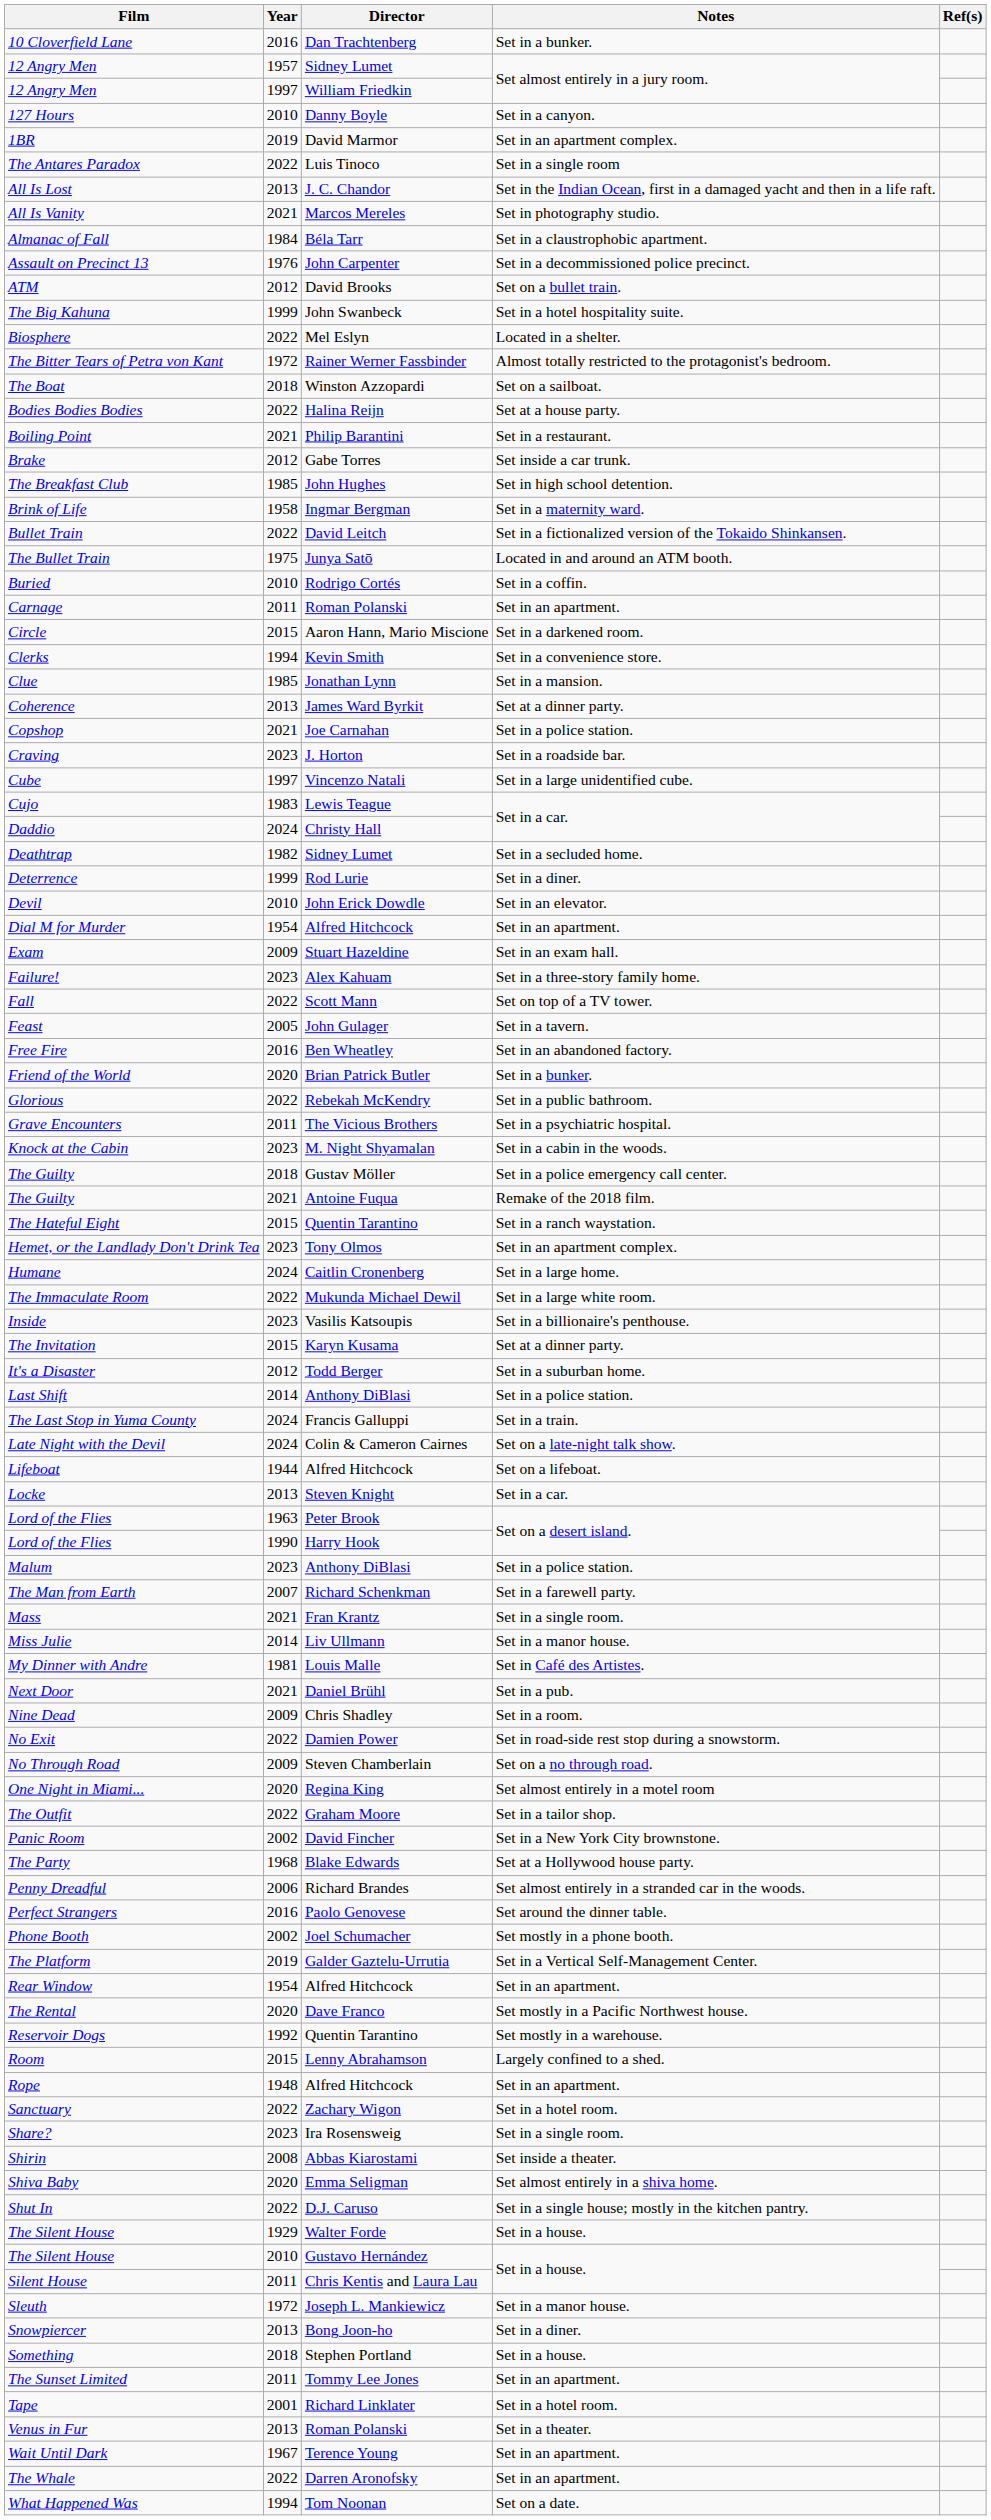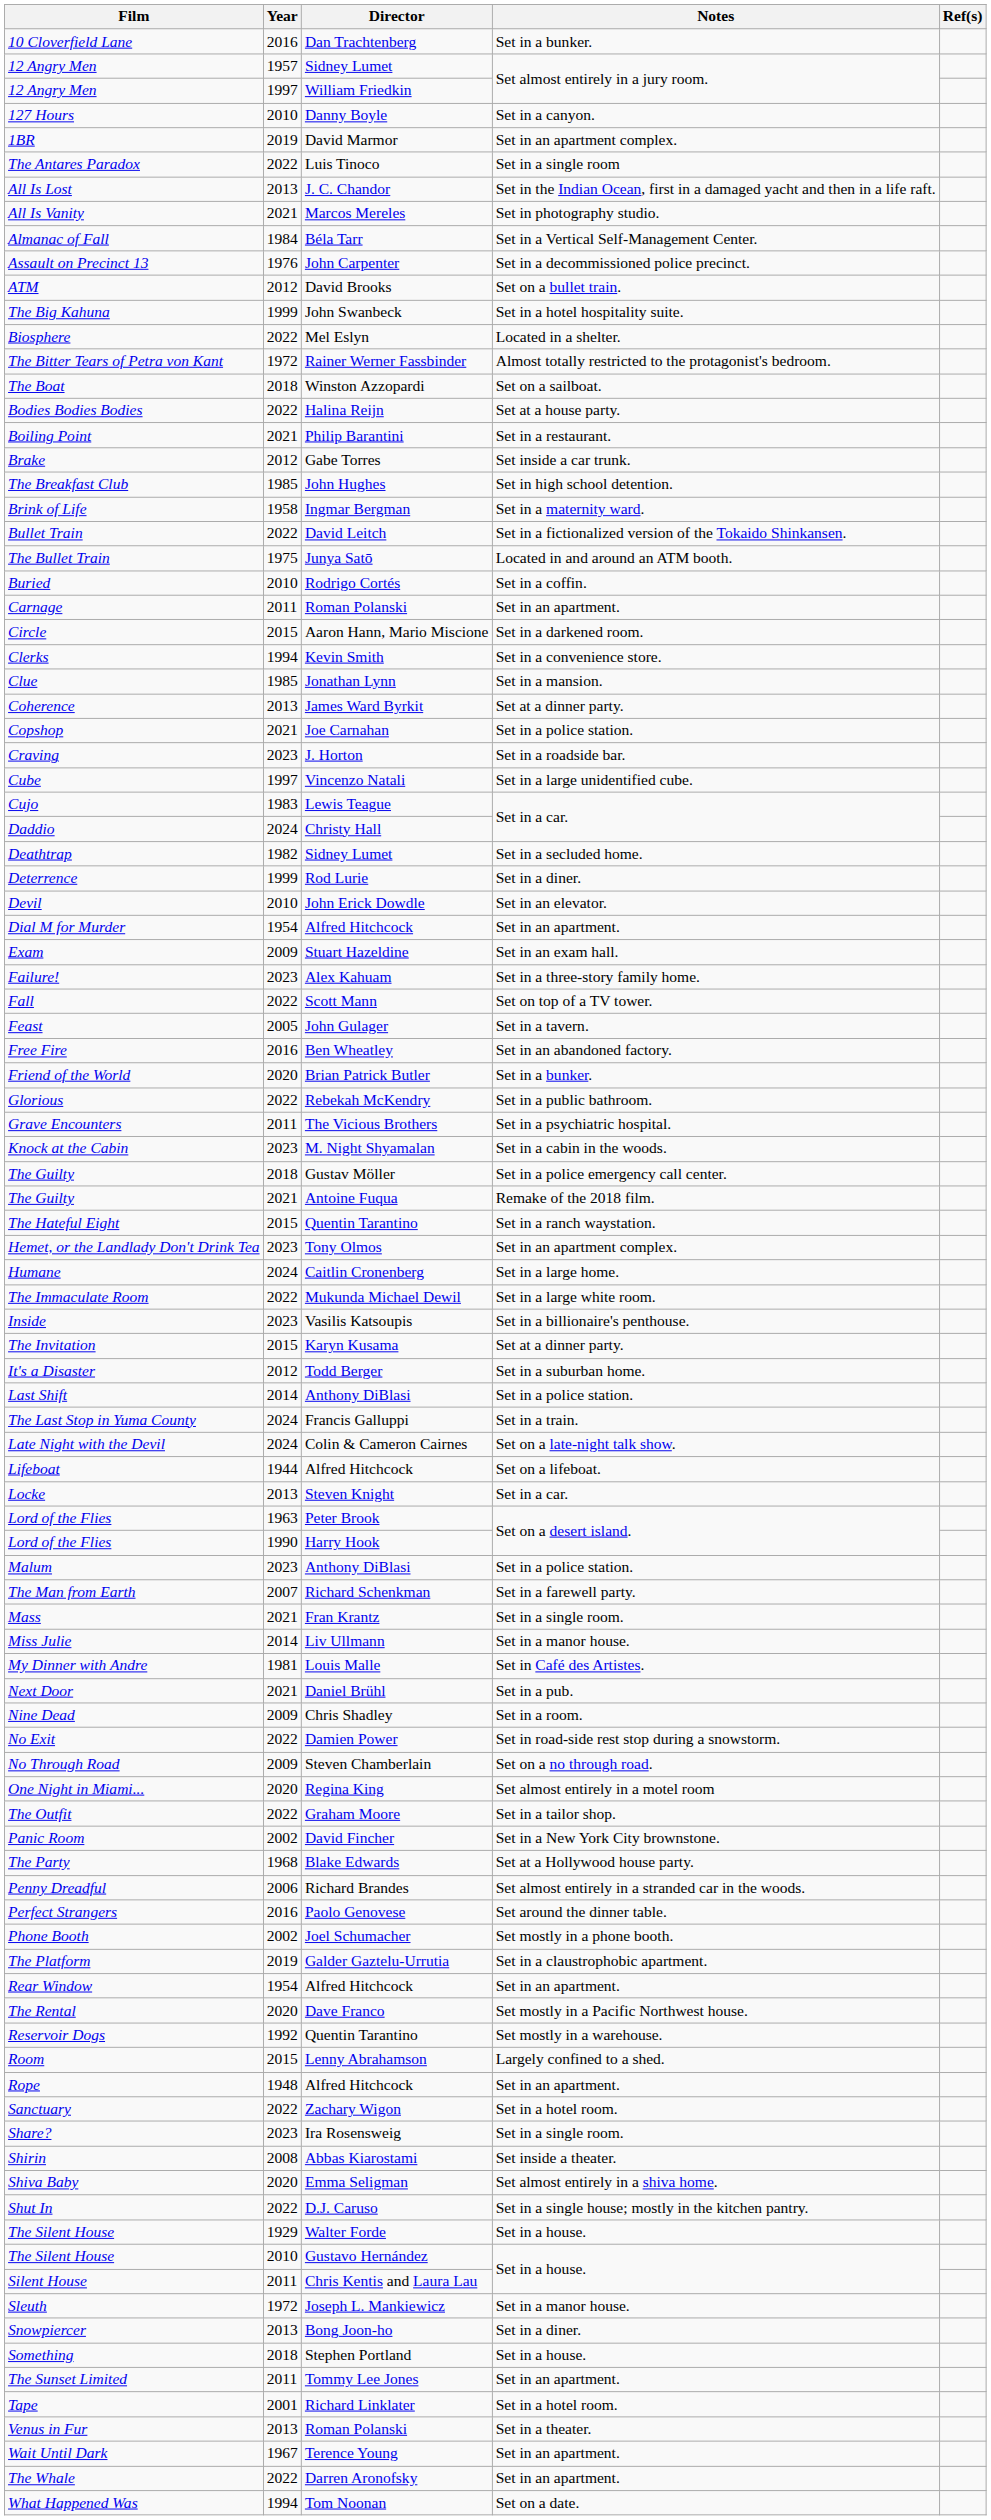(601, 238) Set in a claustrophobic apartment. -> (627, 238) Set in a Vertical Self-Management Center.
(627, 1961) Set in a Vertical Self-Management Center. -> (601, 1961) Set in a claustrophobic apartment.
